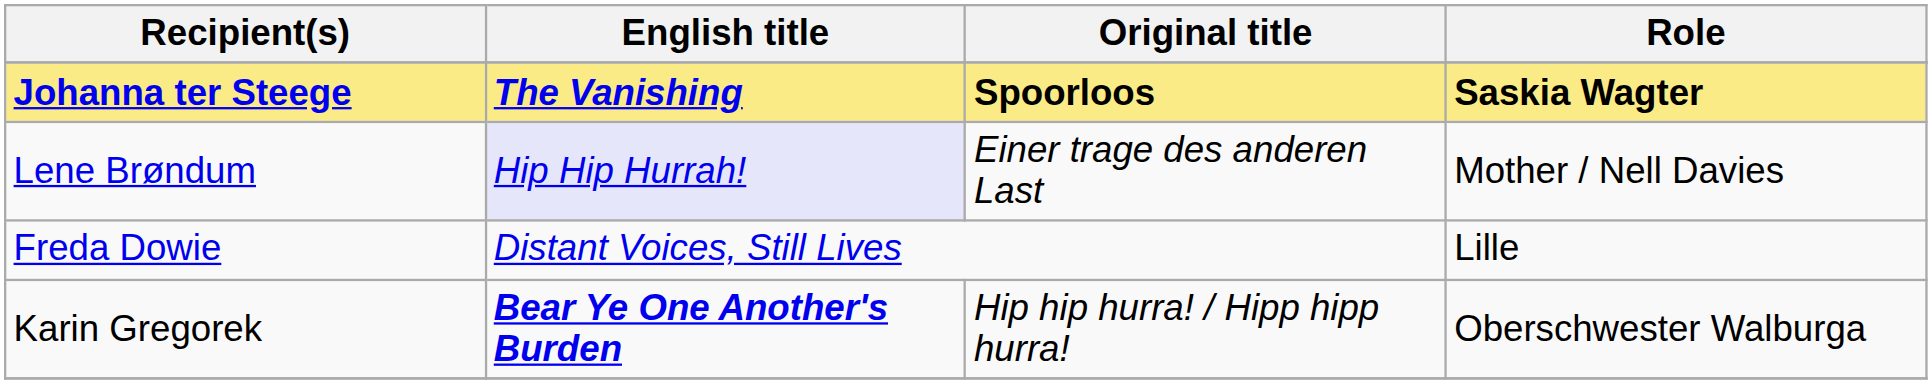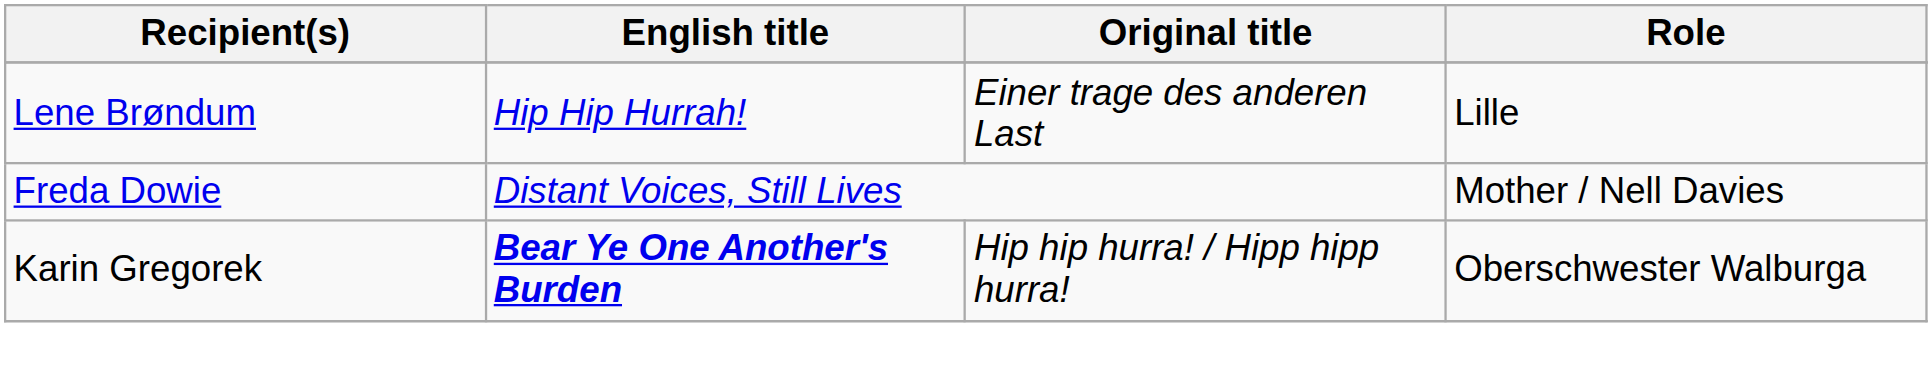- row: (183, 91)
(620, 170) lavender background -> (620, 112) no background
(1619, 170) Mother / Nell Davies -> (1487, 112) Lille
(1487, 249) Lille -> (1619, 190) Mother / Nell Davies
